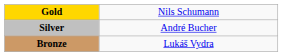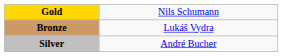rows swapped: (52, 28) <-> (52, 43)
